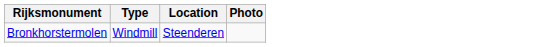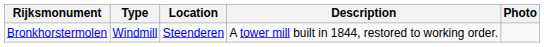+ column: (364, 13)
